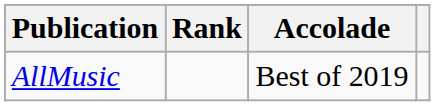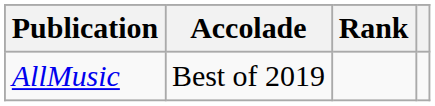columns swapped: (332, 28) <-> (207, 28)
